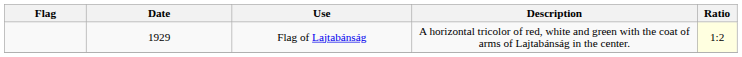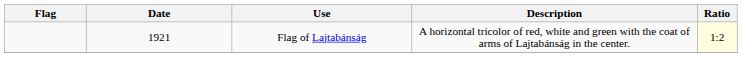(159, 37) 1929 -> (159, 37) 1921
